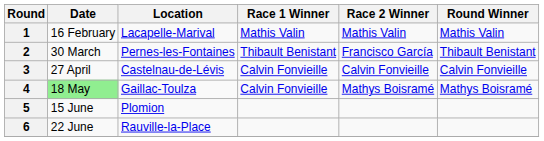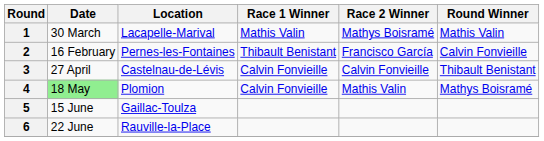(83, 32) 16 February -> (76, 32) 30 March
(374, 32) Mathis Valin -> (388, 32) Mathys Boisramé
(76, 51) 30 March -> (83, 51) 16 February
(488, 51) Thibault Benistant -> (483, 51) Calvin Fonvieille
(483, 70) Calvin Fonvieille -> (488, 70) Thibault Benistant
(159, 89) Gaillac-Toulza -> (143, 89) Plomion
(388, 89) Mathys Boisramé -> (374, 89) Mathis Valin
(143, 108) Plomion -> (159, 108) Gaillac-Toulza
